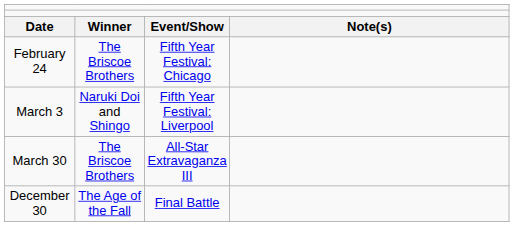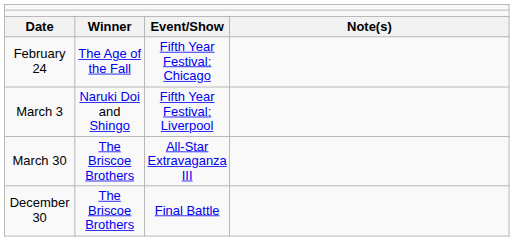(110, 61) The Briscoe Brothers -> (110, 61) The Age of the Fall
(110, 203) The Age of the Fall -> (110, 210) The Briscoe Brothers
